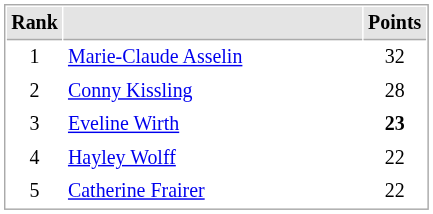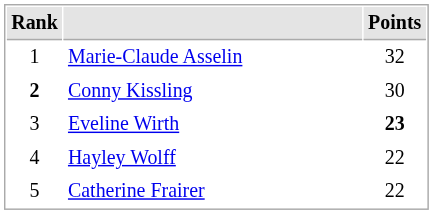(35, 90) normal -> (35, 90) bold
(395, 90) 28 -> (395, 90) 30
